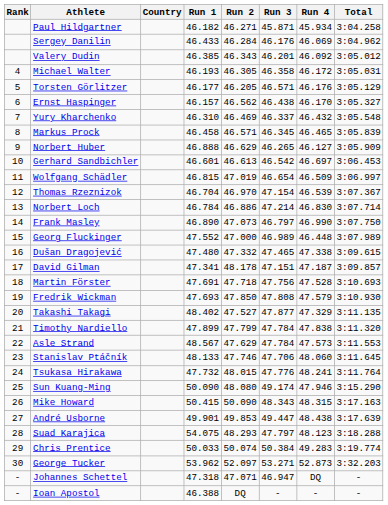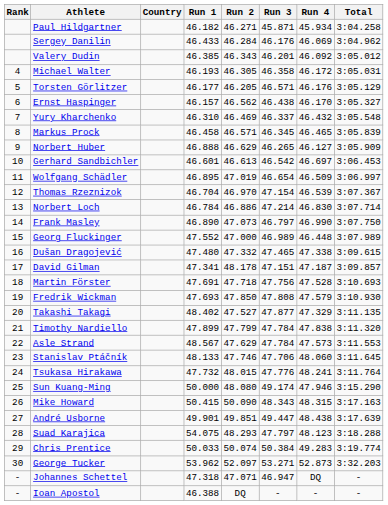(203, 177) 46.815 -> (203, 177) 46.895
(203, 388) 50.090 -> (203, 388) 50.000
(240, 418) 49.853 -> (240, 418) 49.851
